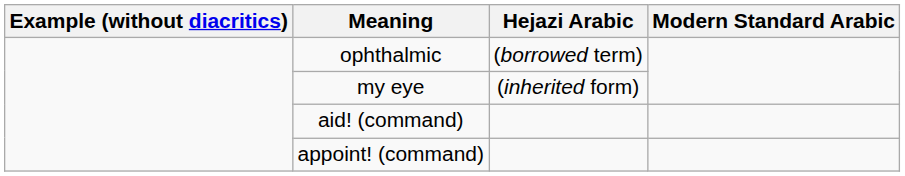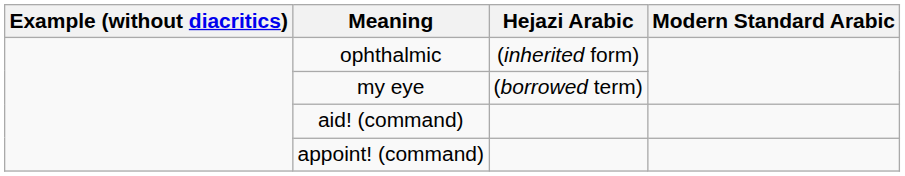(568, 54) (borrowed term) -> (568, 54) (inherited form)
(568, 87) (inherited form) -> (568, 87) (borrowed term)
